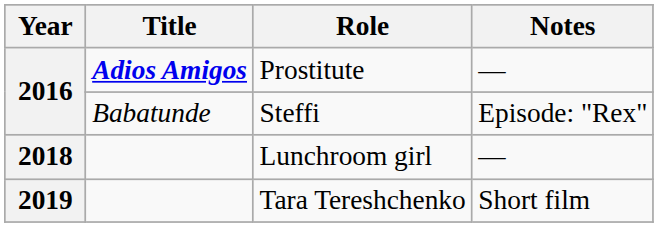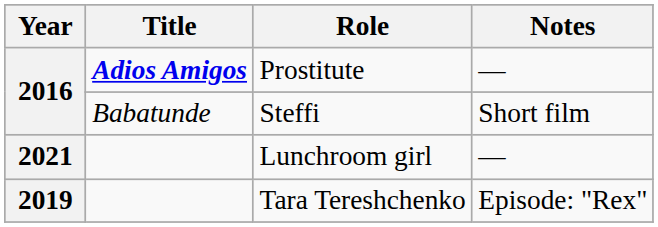(563, 112) Episode: "Rex" -> (534, 112) Short film
(45, 156) 2018 -> (45, 156) 2021
(534, 199) Short film -> (563, 199) Episode: "Rex"
